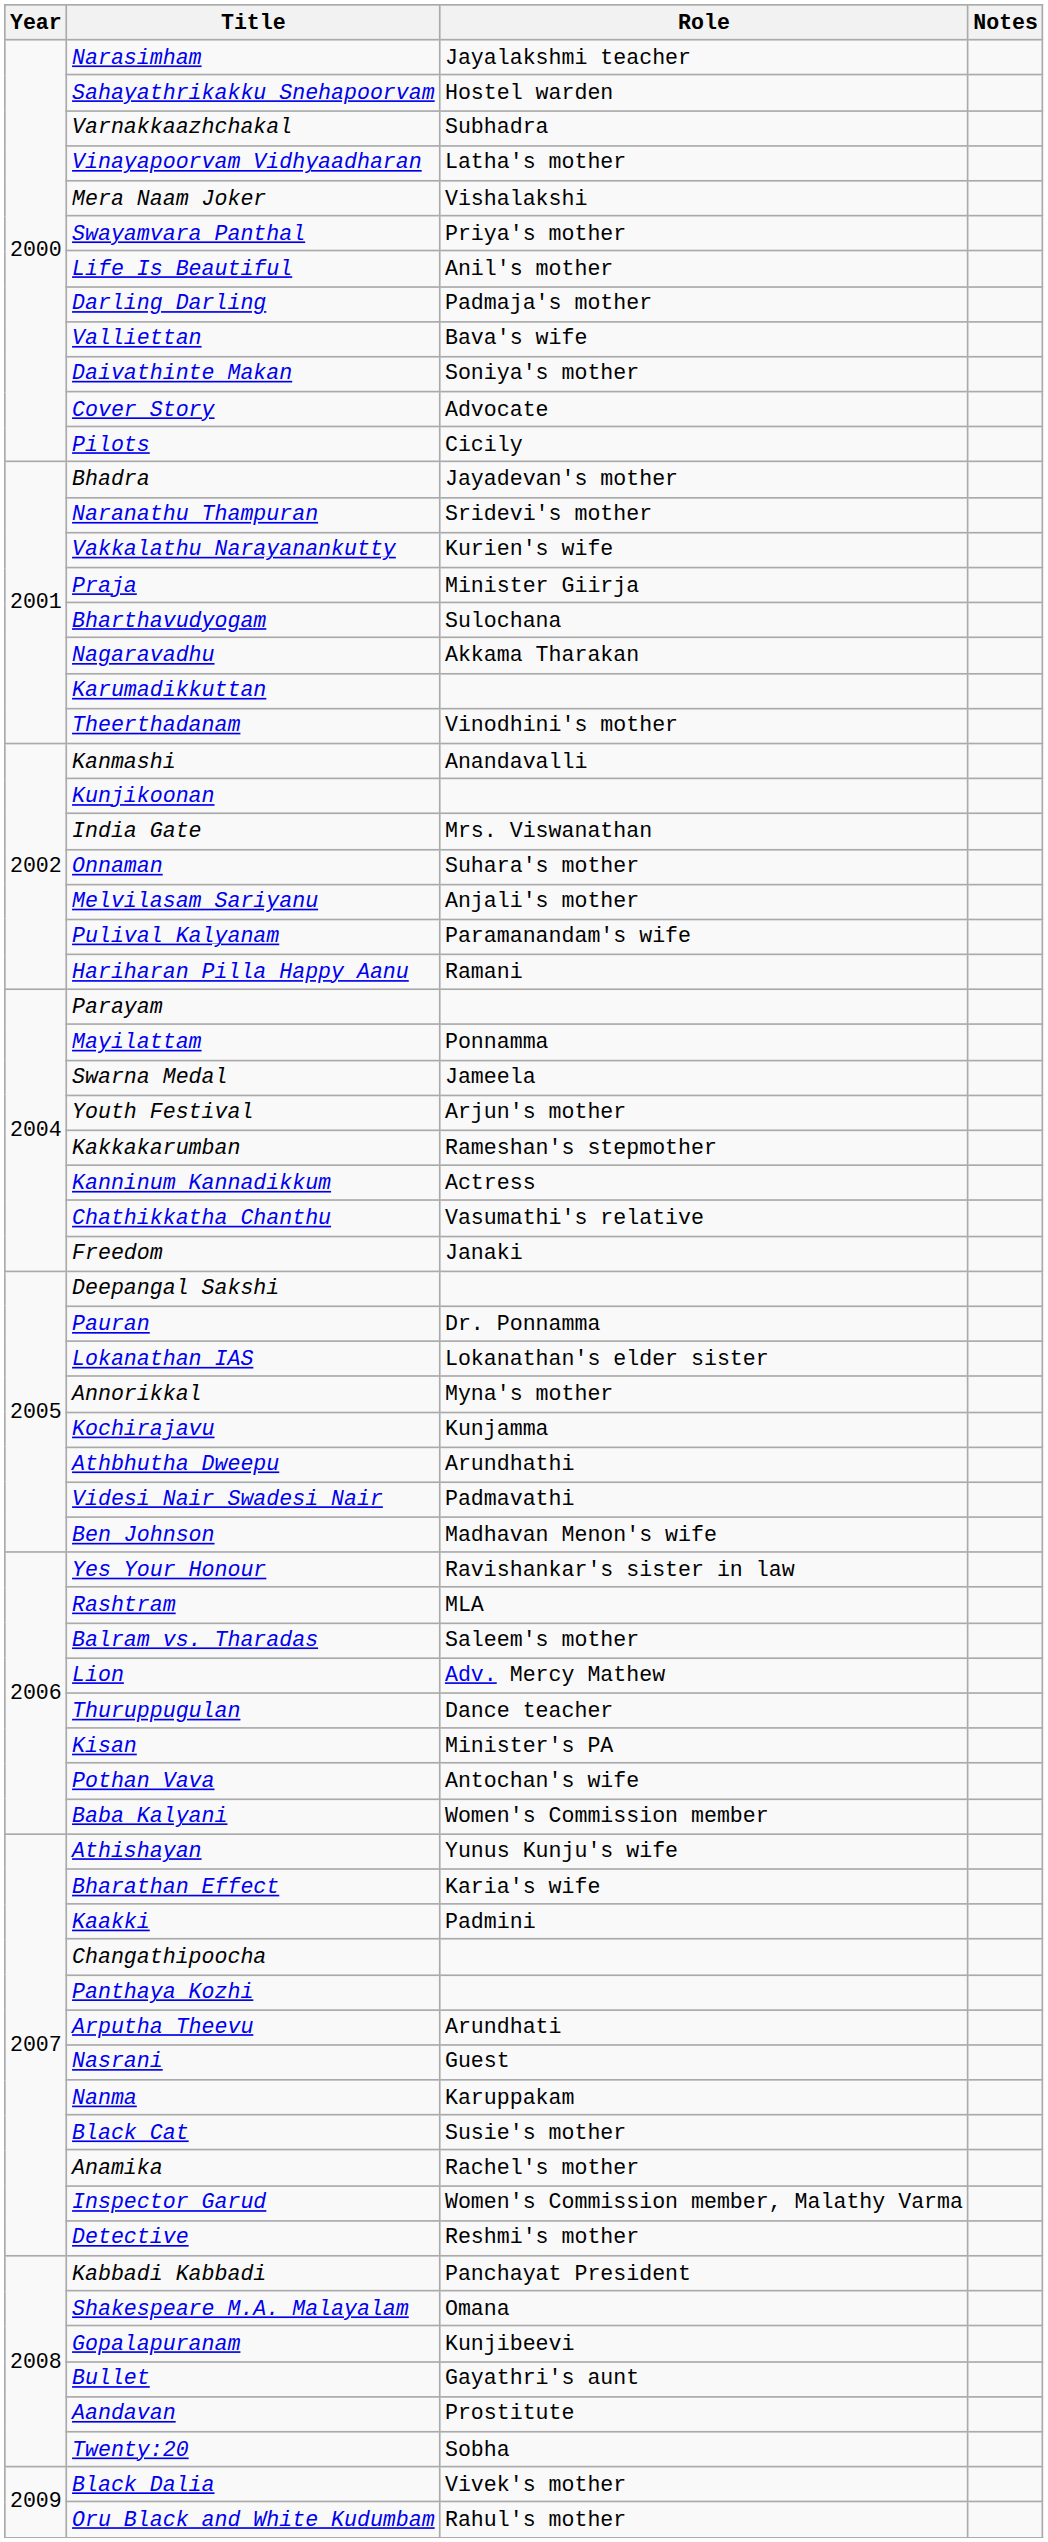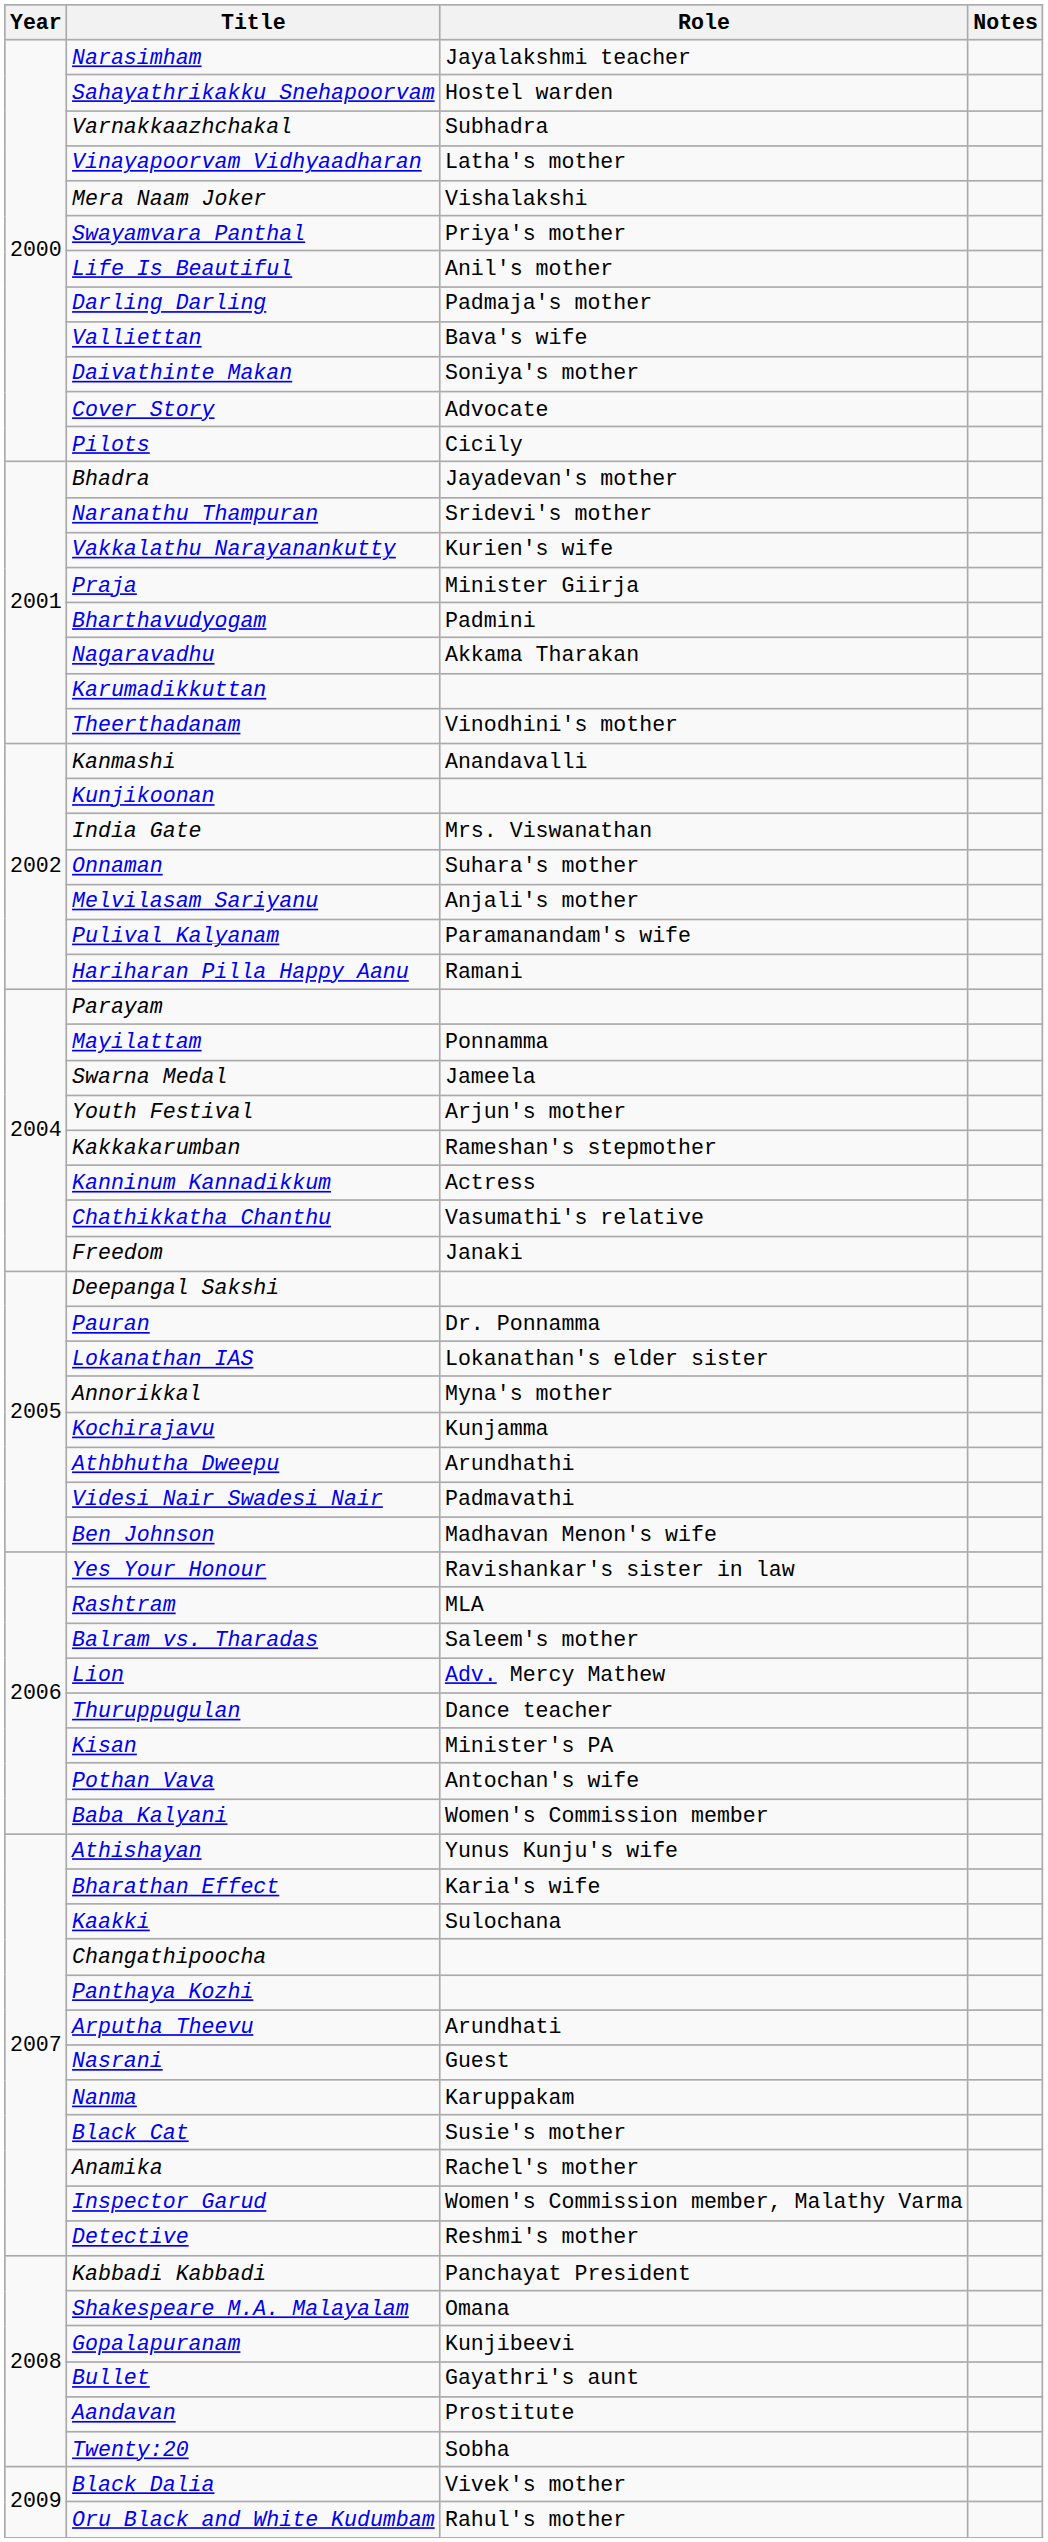(503, 620) Sulochana -> (490, 620) Padmini
(490, 1922) Padmini -> (503, 1922) Sulochana
